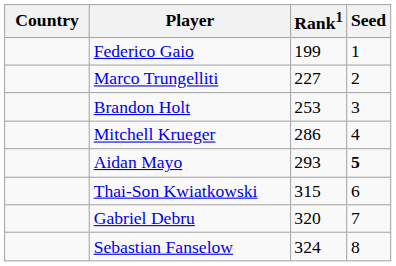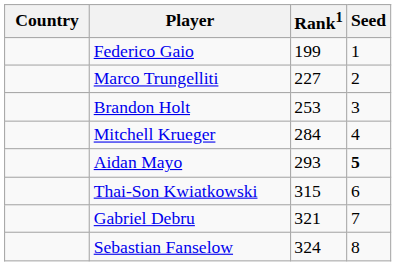(308, 134) 286 -> (308, 134) 284
(308, 218) 320 -> (308, 218) 321
